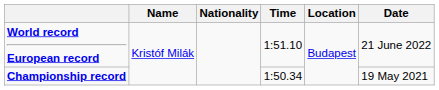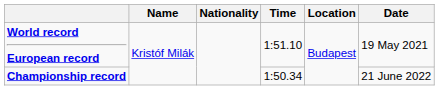(396, 44) 21 June 2022 -> (395, 44) 19 May 2021
(395, 76) 19 May 2021 -> (396, 76) 21 June 2022
